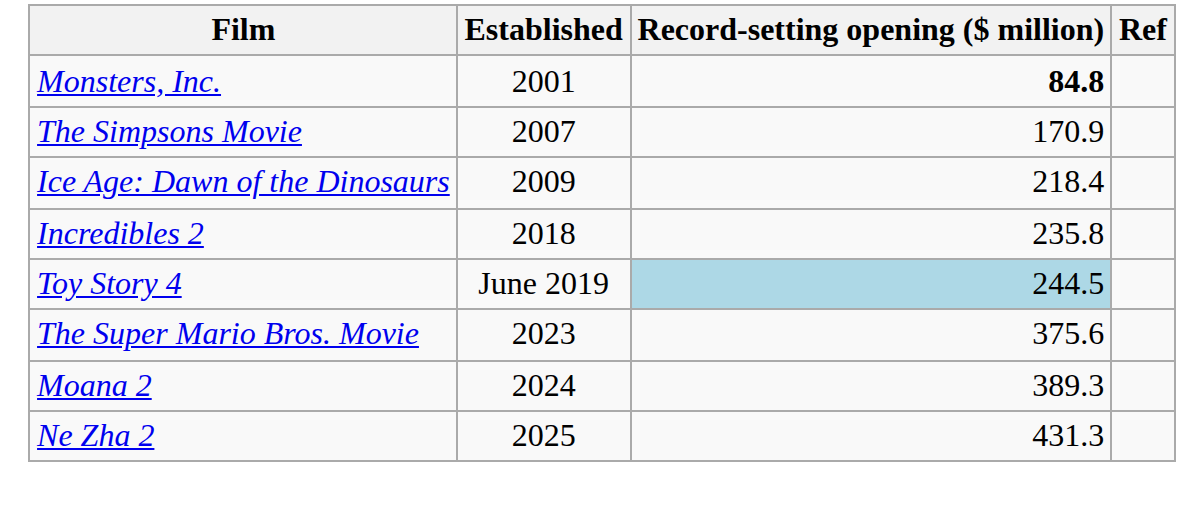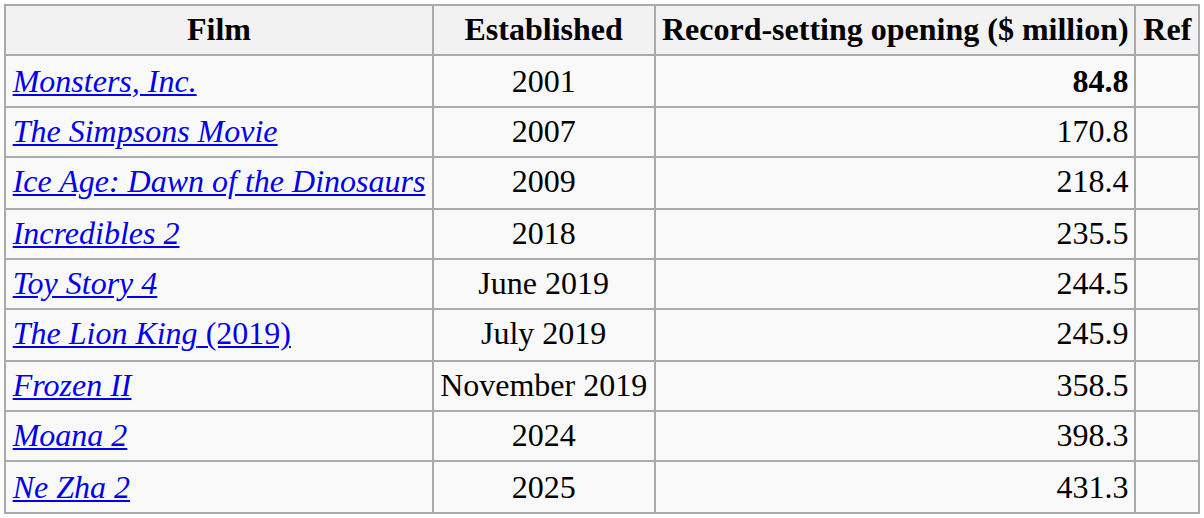(1068, 131) 170.9 -> (1093, 131) 170.8
(1068, 232) 235.8 -> (1093, 232) 235.5
(1068, 283) lightblue background -> (1093, 283) no background
+ row: (152, 334)
+ row: (72, 385)
- row: (228, 334)
(1068, 385) 389.3 -> (1093, 435) 398.3
